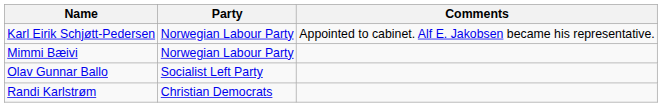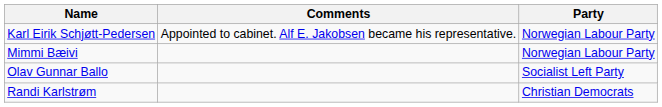columns swapped: (227, 14) <-> (477, 14)
